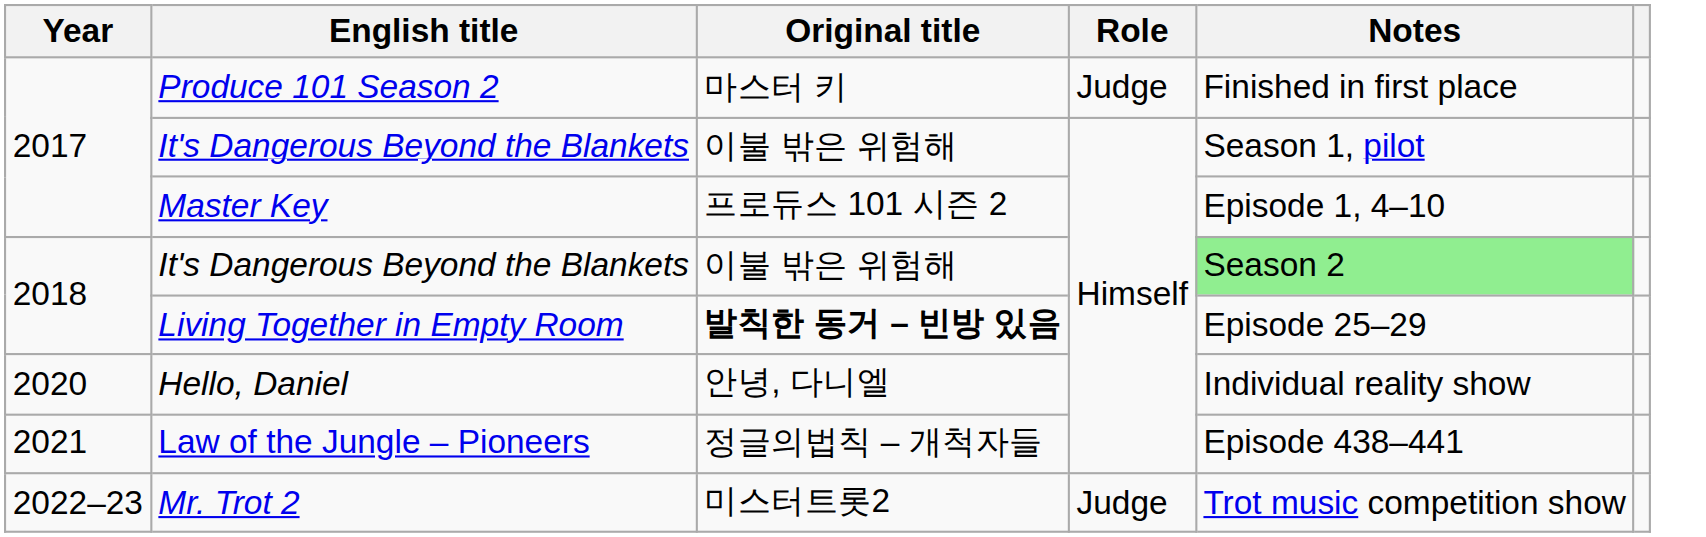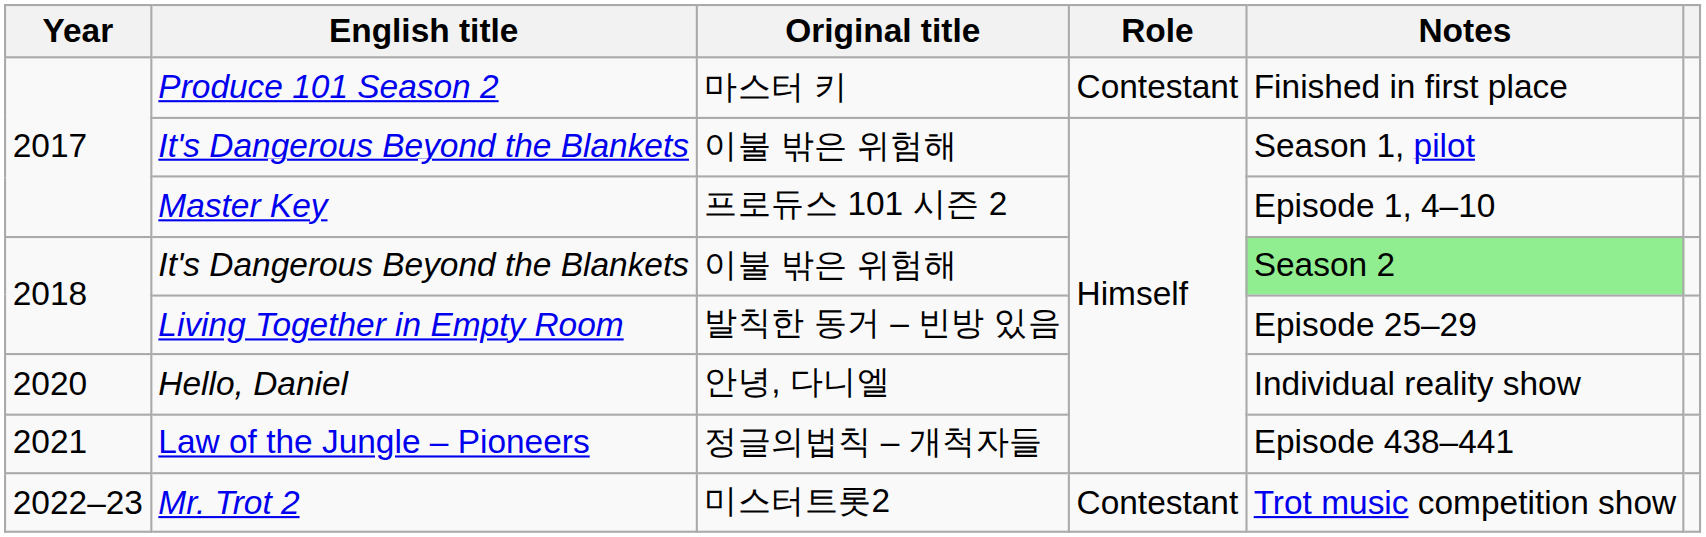(1122, 87) Judge -> (1157, 87) Contestant
(883, 323) bold -> (883, 323) normal
(1122, 502) Judge -> (1157, 502) Contestant
